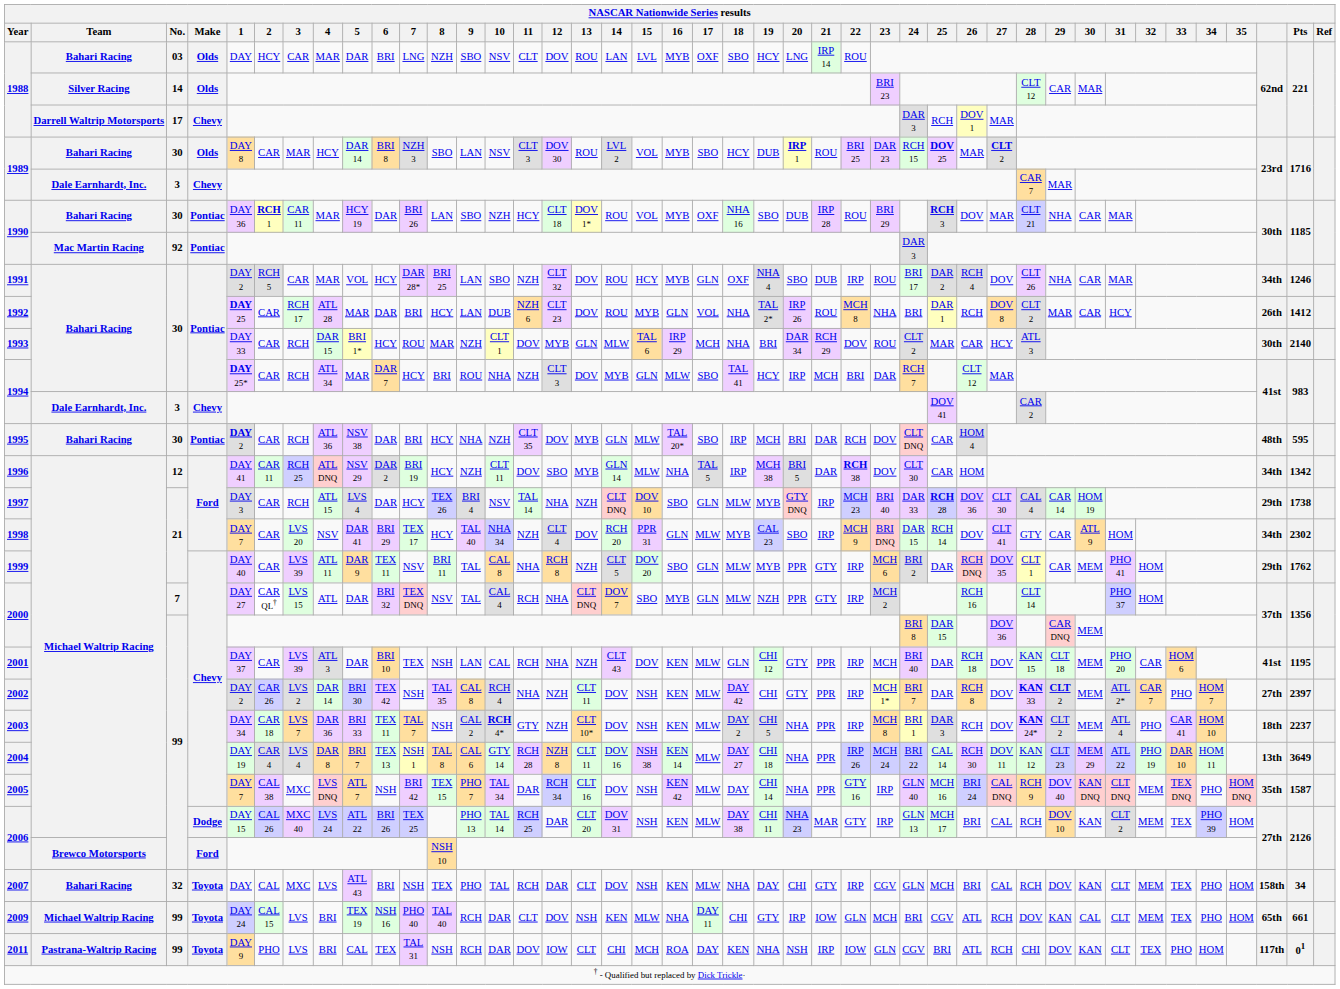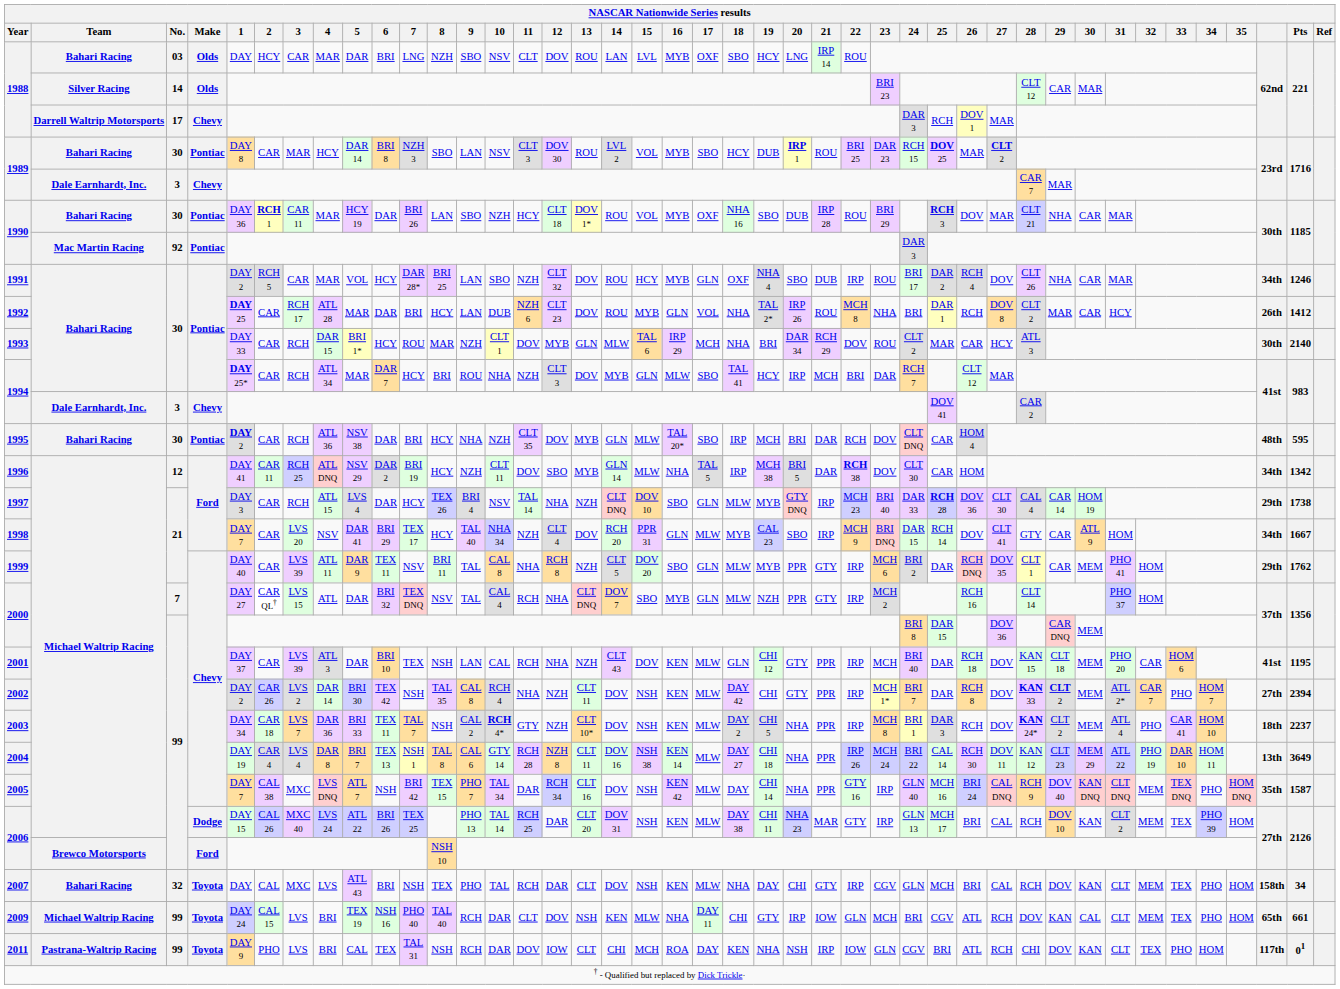(207, 152) Olds -> (207, 152) Pontiac
(1300, 535) 2302 -> (1300, 535) 1667
(1300, 694) 2397 -> (1300, 694) 2394
